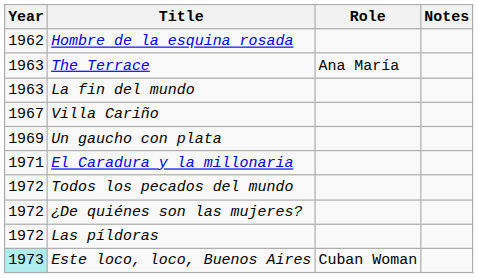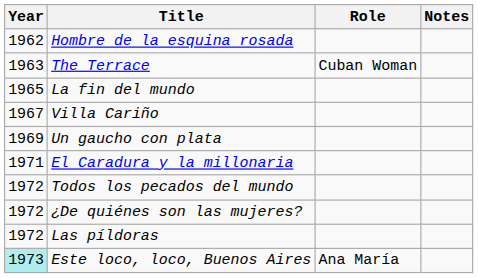(359, 65) Ana María -> (368, 65) Cuban Woman
(26, 90) 1963 -> (26, 90) 1965
(368, 260) Cuban Woman -> (359, 260) Ana María
